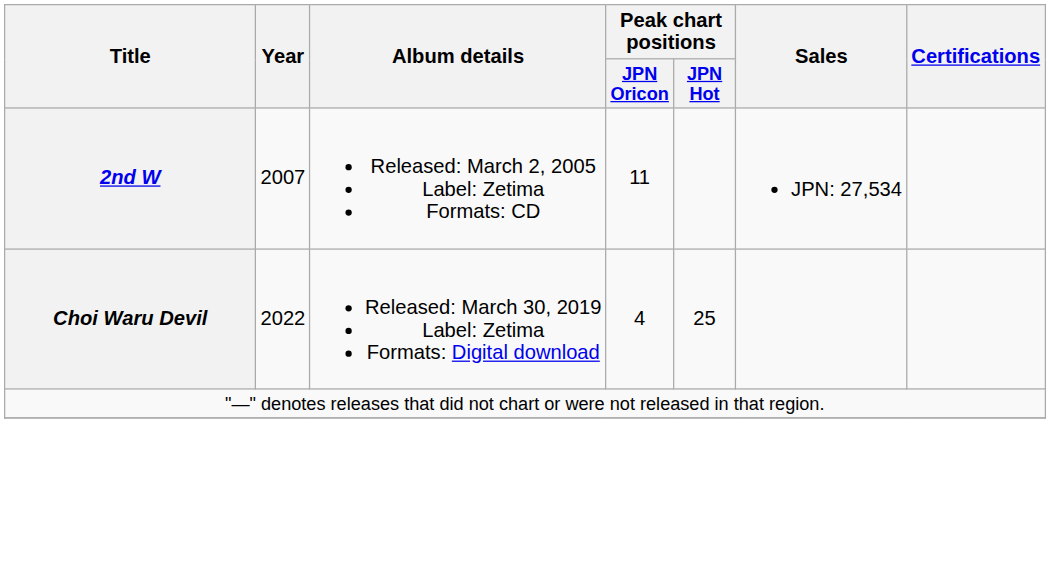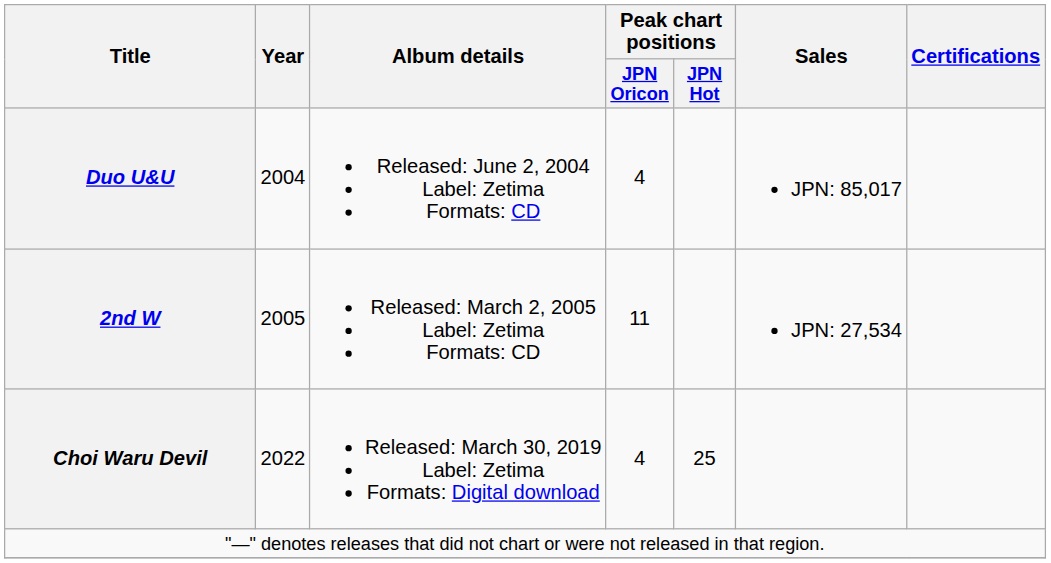+ row: (130, 178)
(283, 178) 2007 -> (283, 318) 2005
